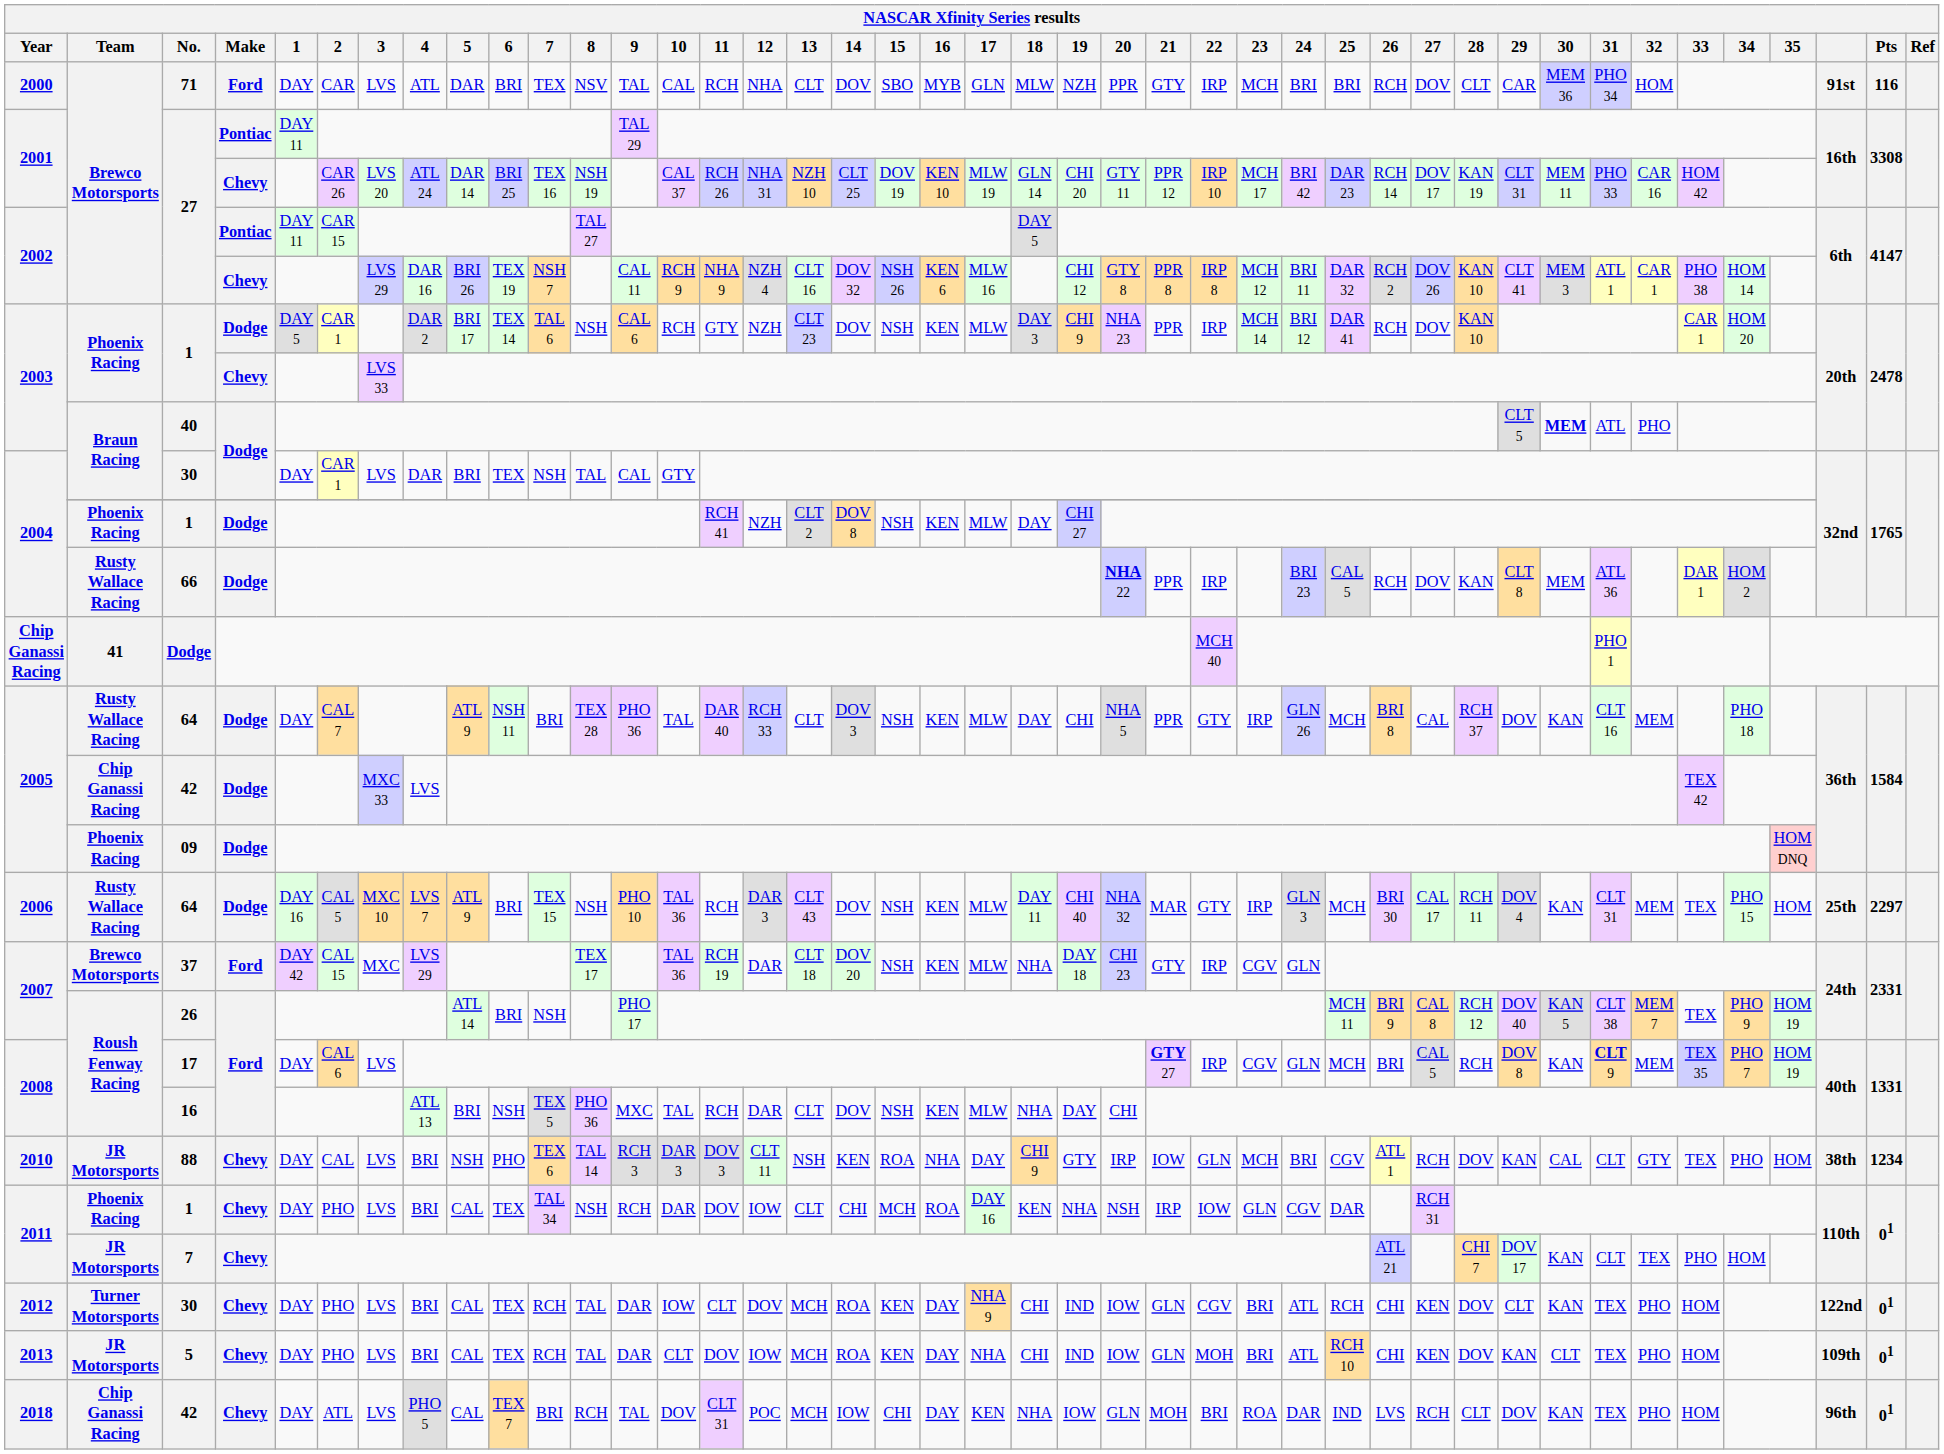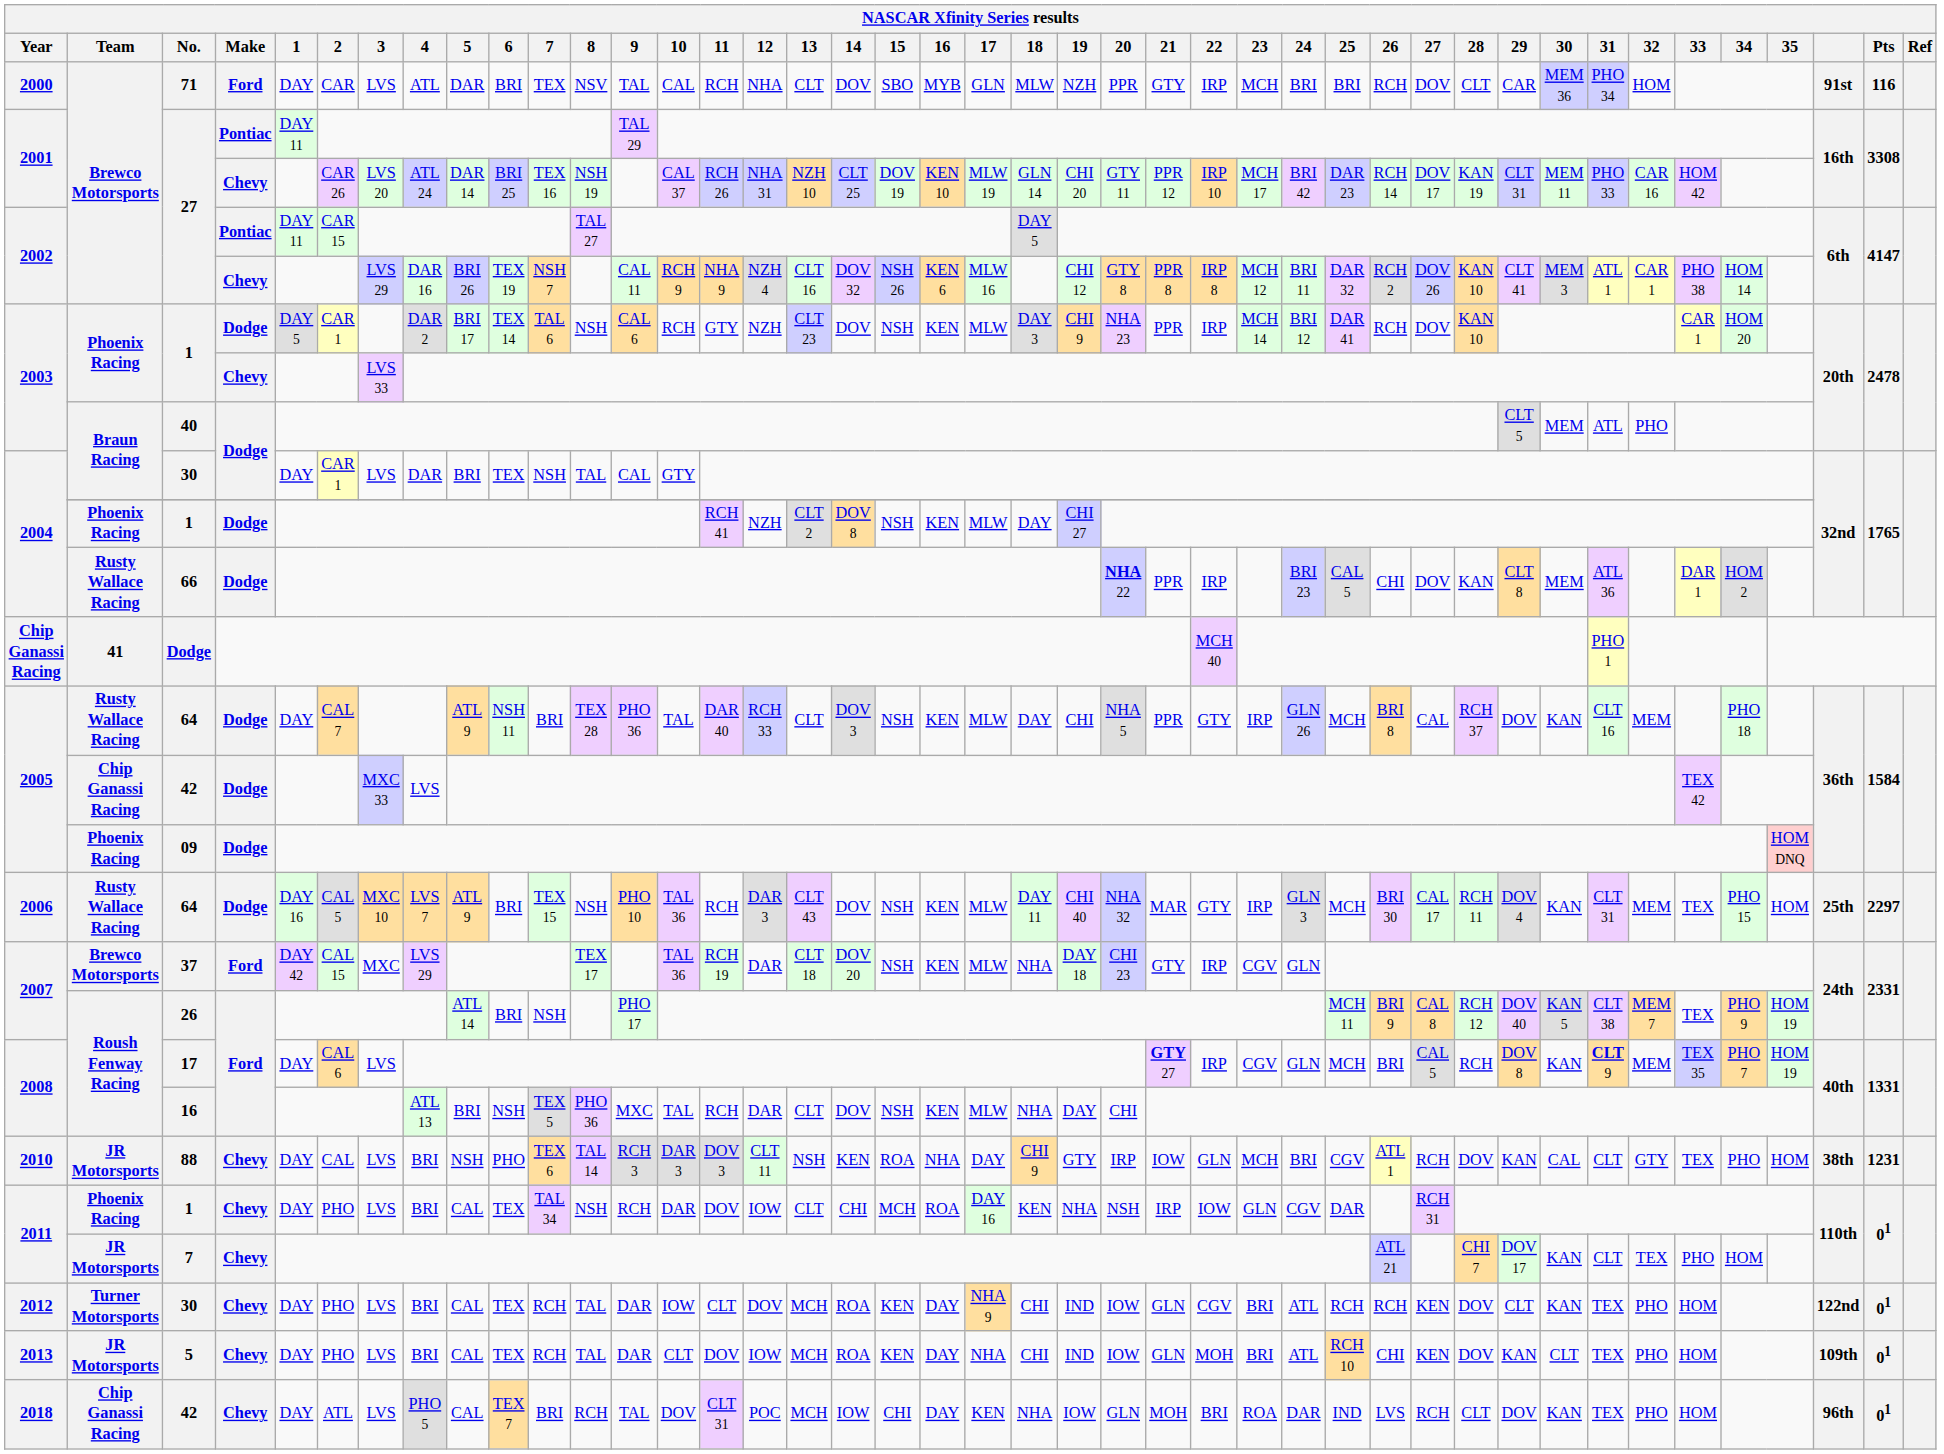(1566, 425) bold -> (1564, 425) normal
(1390, 582) RCH -> (1390, 582) CHI
(1886, 1160) 1234 -> (1884, 1160) 1231
(1390, 1306) CHI -> (1390, 1306) RCH
